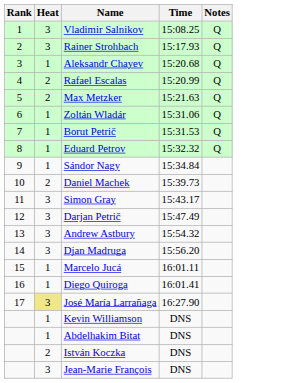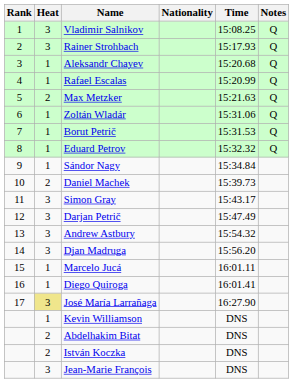+ column: (187, 13)
(48, 81) 2 -> (48, 81) 1
(48, 336) 1 -> (48, 336) 2
